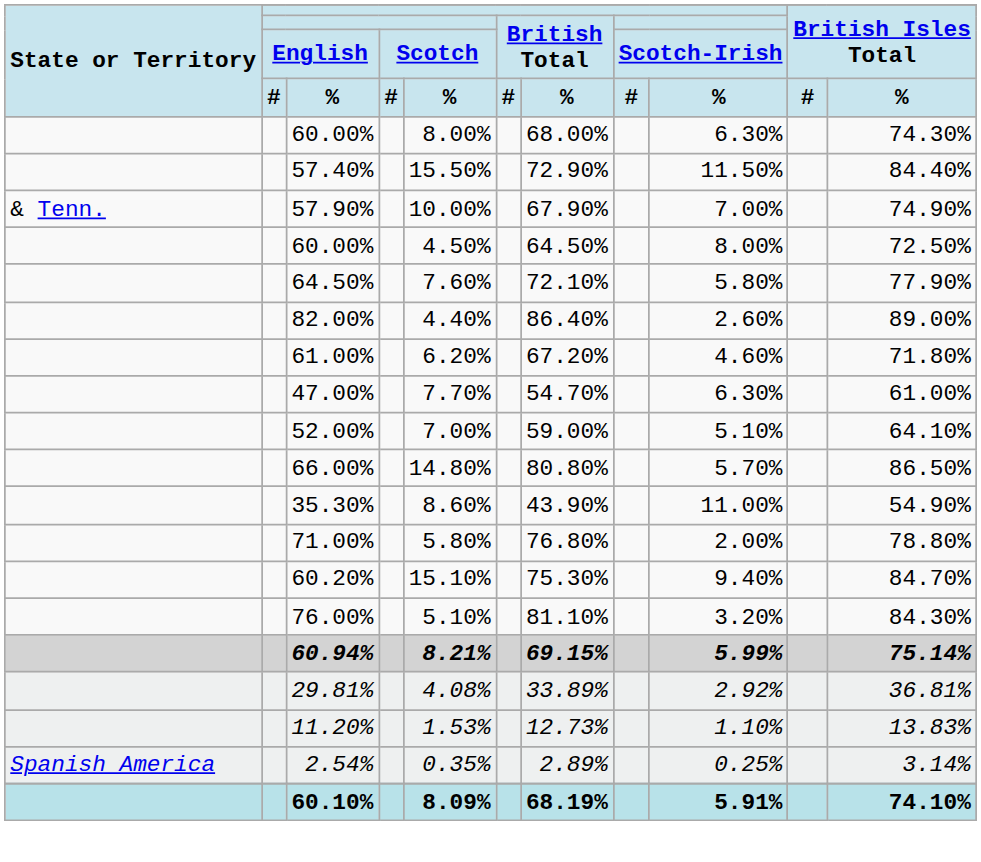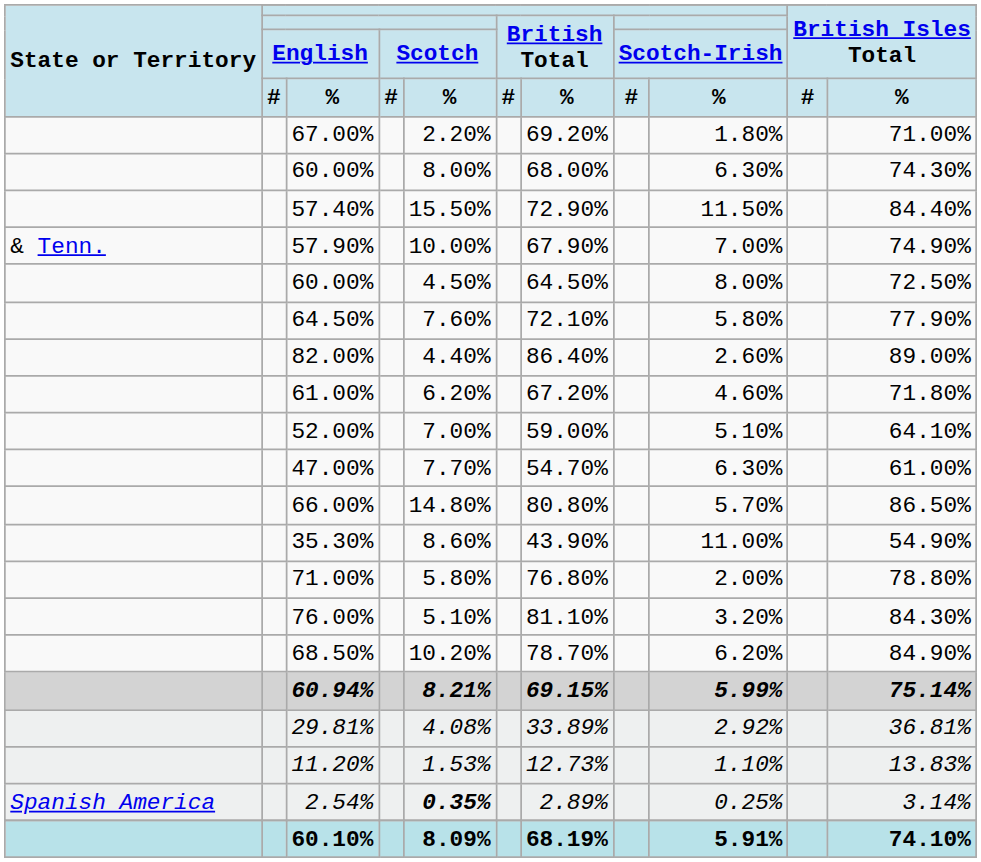+ row: (133, 135)
rows swapped: (133, 394) <-> (133, 431)
- row: (133, 580)
+ row: (133, 654)
(456, 765) normal -> (456, 802) bold
